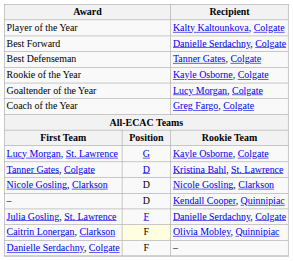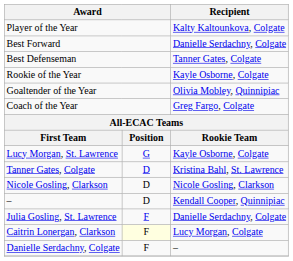(218, 91) Lucy Morgan, Colgate -> (226, 91) Olivia Mobley, Quinnipiac
(226, 232) Olivia Mobley, Quinnipiac -> (218, 232) Lucy Morgan, Colgate
